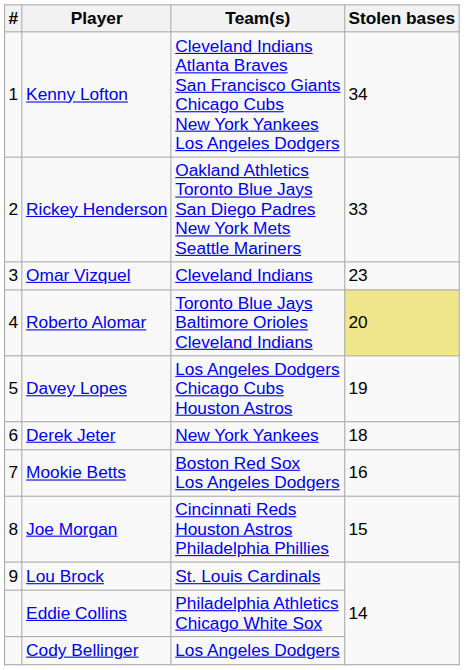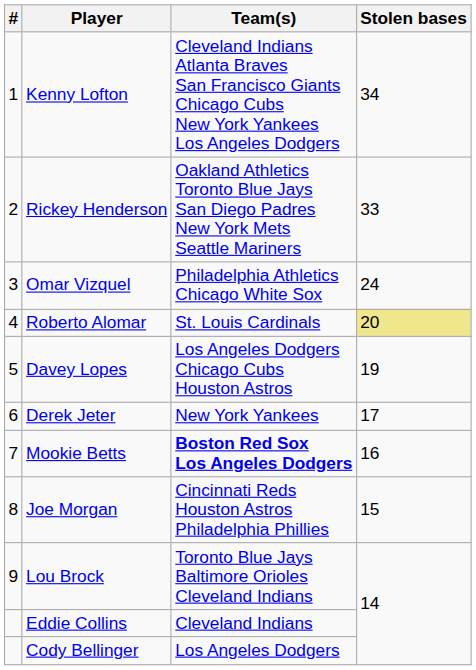(244, 275) Cleveland Indians -> (257, 285) Philadelphia Athletics Chicago White Sox
(358, 275) 23 -> (370, 285) 24
(244, 322) Toronto Blue Jays Baltimore Orioles Cleveland Indians -> (248, 322) St. Louis Cardinals
(358, 435) 18 -> (370, 416) 17
(257, 472) normal -> (264, 453) bold
(248, 576) St. Louis Cardinals -> (244, 576) Toronto Blue Jays Baltimore Orioles Cleveland Indians
(257, 613) Philadelphia Athletics Chicago White Sox -> (244, 623) Cleveland Indians
